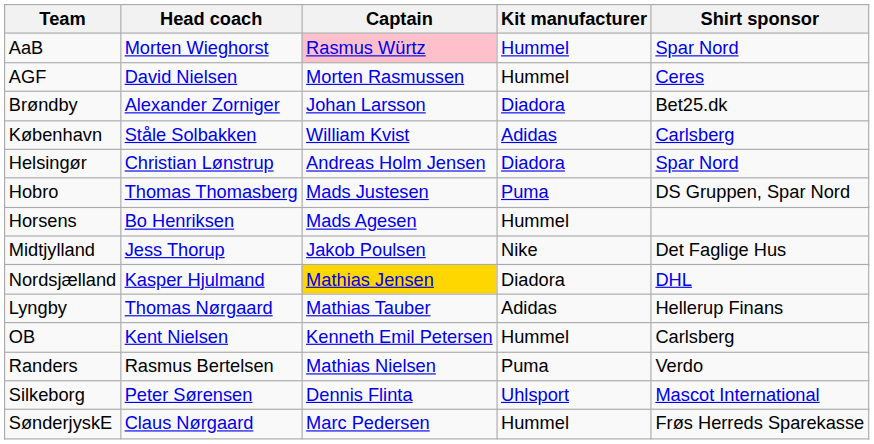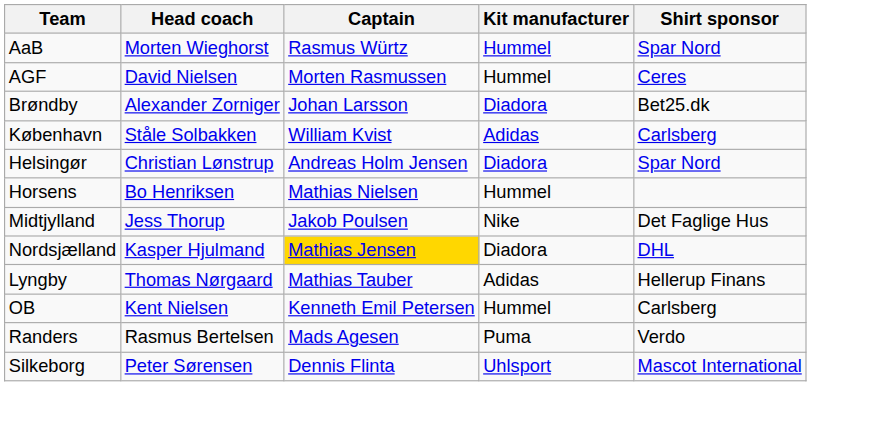(366, 47) pink background -> (348, 47) no background
- row: (34, 192)
(361, 221) Mads Agesen -> (353, 192) Mathias Nielsen
(371, 366) Mathias Nielsen -> (343, 337) Mads Agesen
- row: (60, 423)
